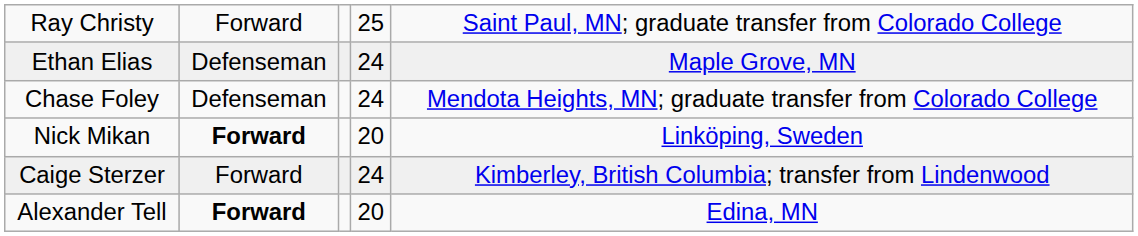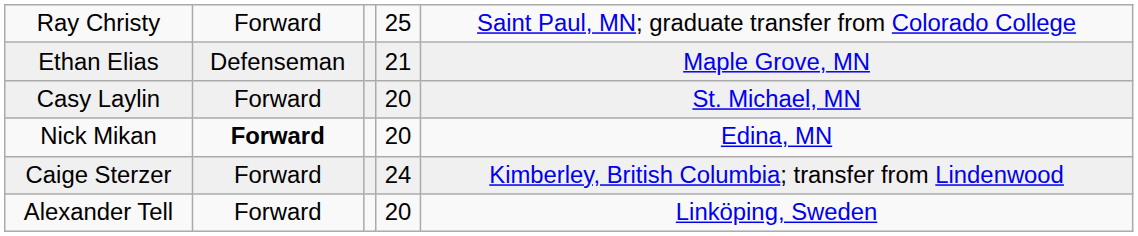(371, 61) 24 -> (398, 61) 21
- row: (92, 99)
+ row: (98, 99)
(762, 136) Linköping, Sweden -> (777, 136) Edina, MN
(259, 212) bold -> (278, 212) normal
(762, 212) Edina, MN -> (777, 212) Linköping, Sweden
